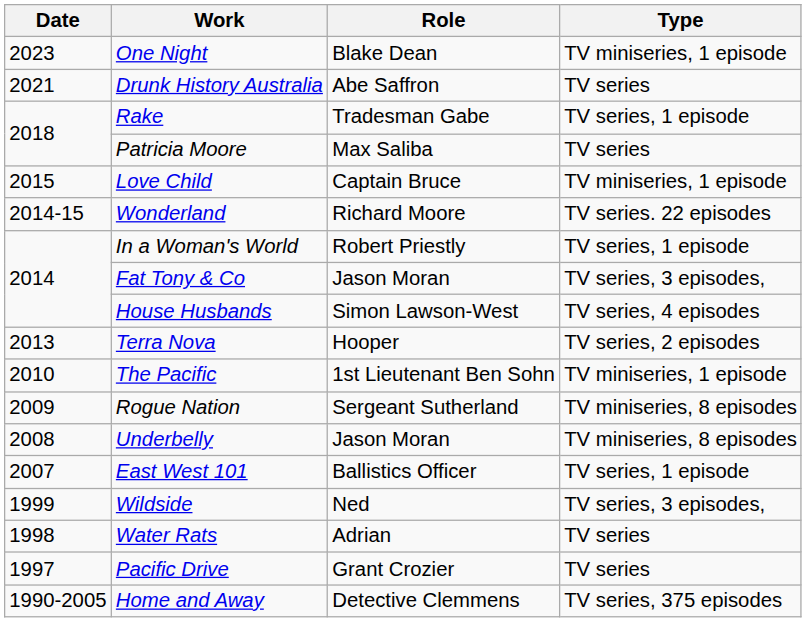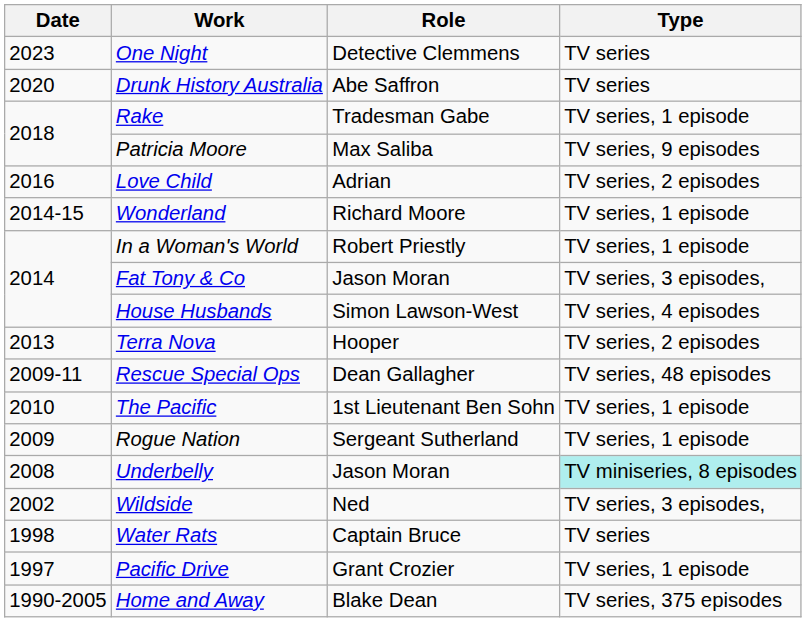(385, 52) Blake Dean -> (426, 52) Detective Clemmens
(675, 52) TV miniseries, 1 episode -> (607, 52) TV series
(32, 85) 2021 -> (32, 85) 2020
(607, 149) TV series -> (662, 149) TV series, 9 episodes
(32, 181) 2015 -> (32, 181) 2016
(397, 181) Captain Bruce -> (362, 181) Adrian
(675, 181) TV miniseries, 1 episode -> (662, 181) TV series, 2 episodes
(668, 213) TV series. 22 episodes -> (657, 213) TV series, 1 episode
+ row: (208, 375)
(675, 375) TV miniseries, 1 episode -> (657, 407) TV series, 1 episode
(681, 407) TV miniseries, 8 episodes -> (657, 439) TV series, 1 episode
(681, 439) no background -> (681, 471) paleturquoise background
- row: (182, 471)
(32, 504) 1999 -> (32, 504) 2002
(362, 536) Adrian -> (397, 536) Captain Bruce
(607, 568) TV series -> (657, 568) TV series, 1 episode
(426, 600) Detective Clemmens -> (385, 600) Blake Dean
